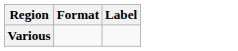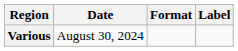+ column: (100, 14)
